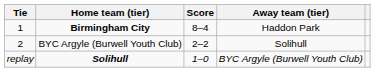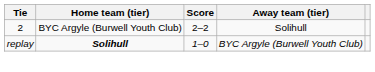- row: (110, 27)
